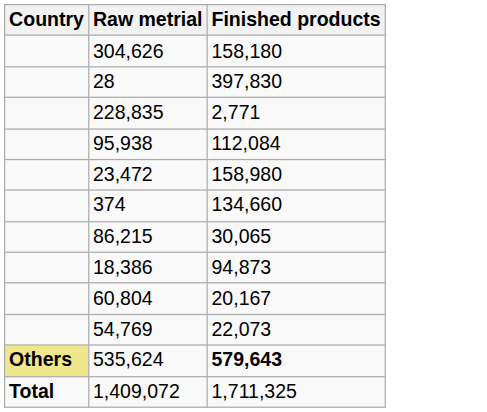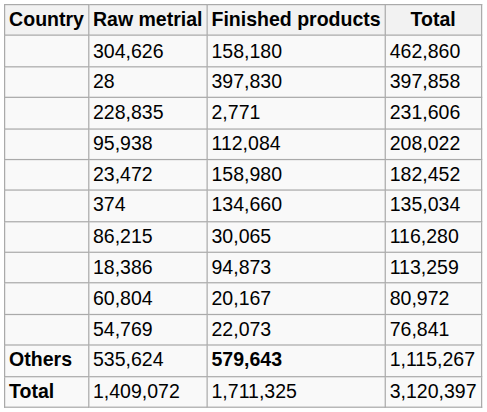+ column: (433, 19)
(41, 360) khaki background -> (41, 360) no background
